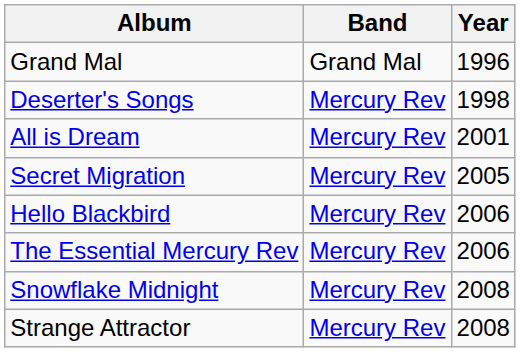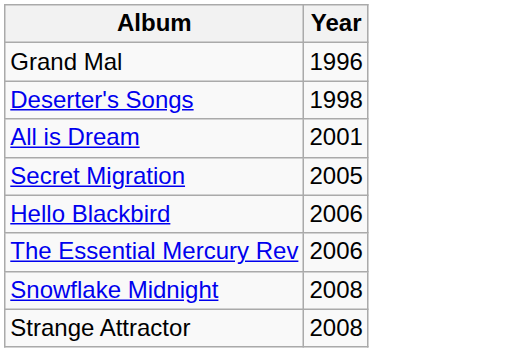- column: (377, 23)
